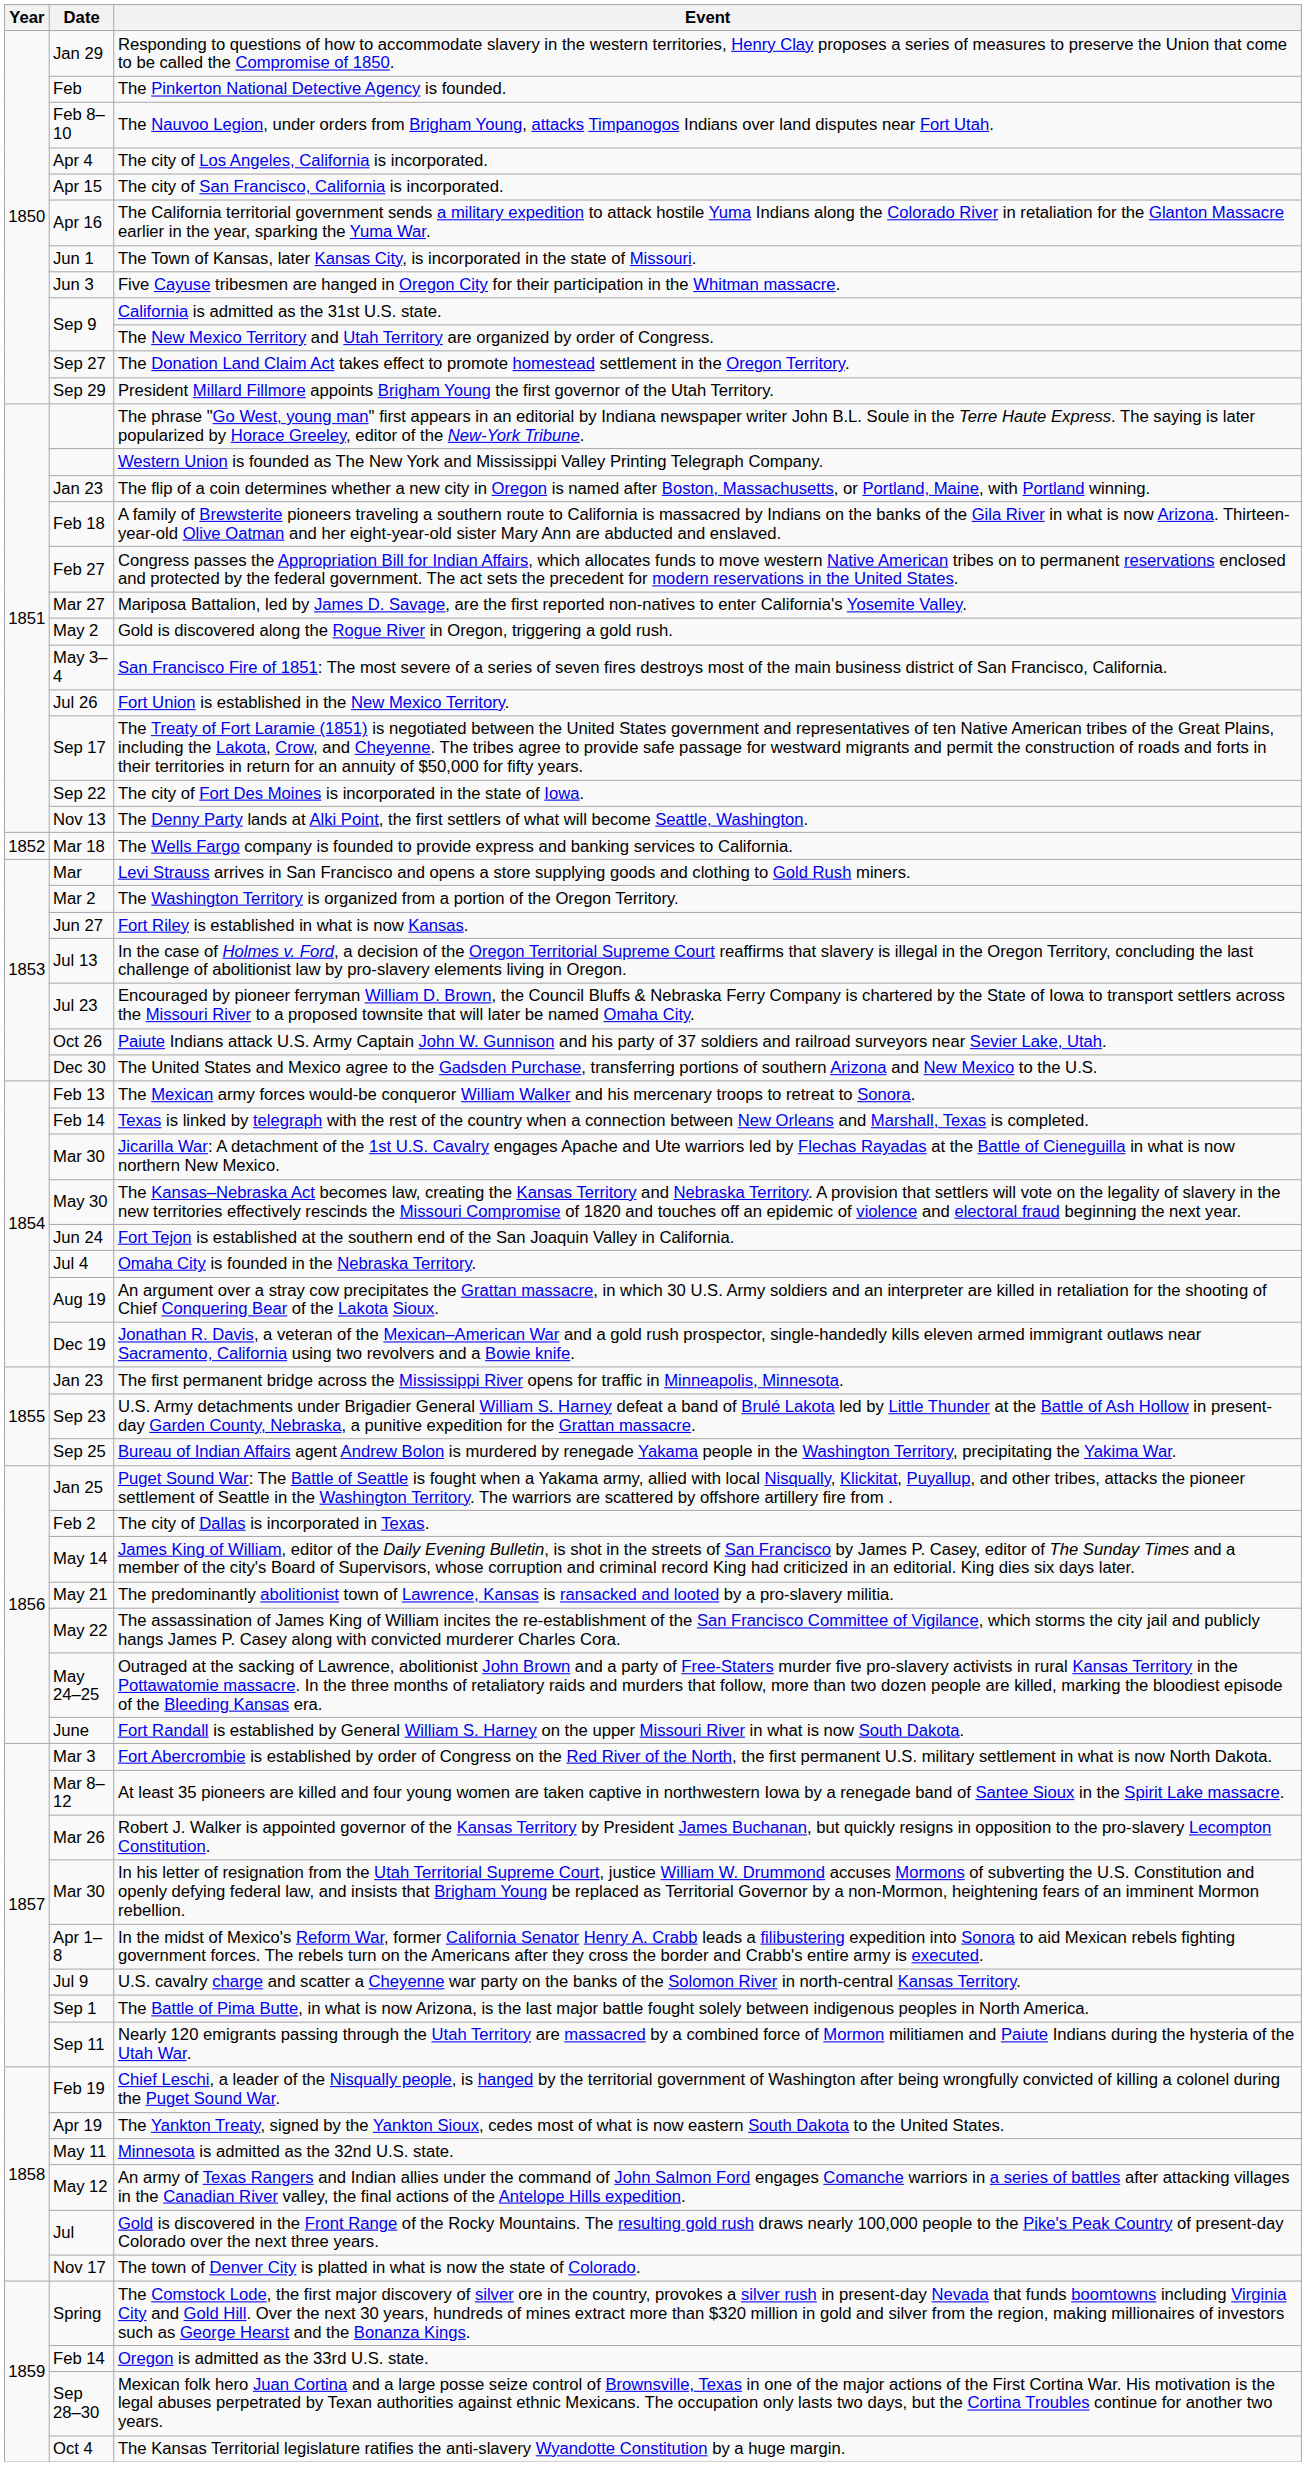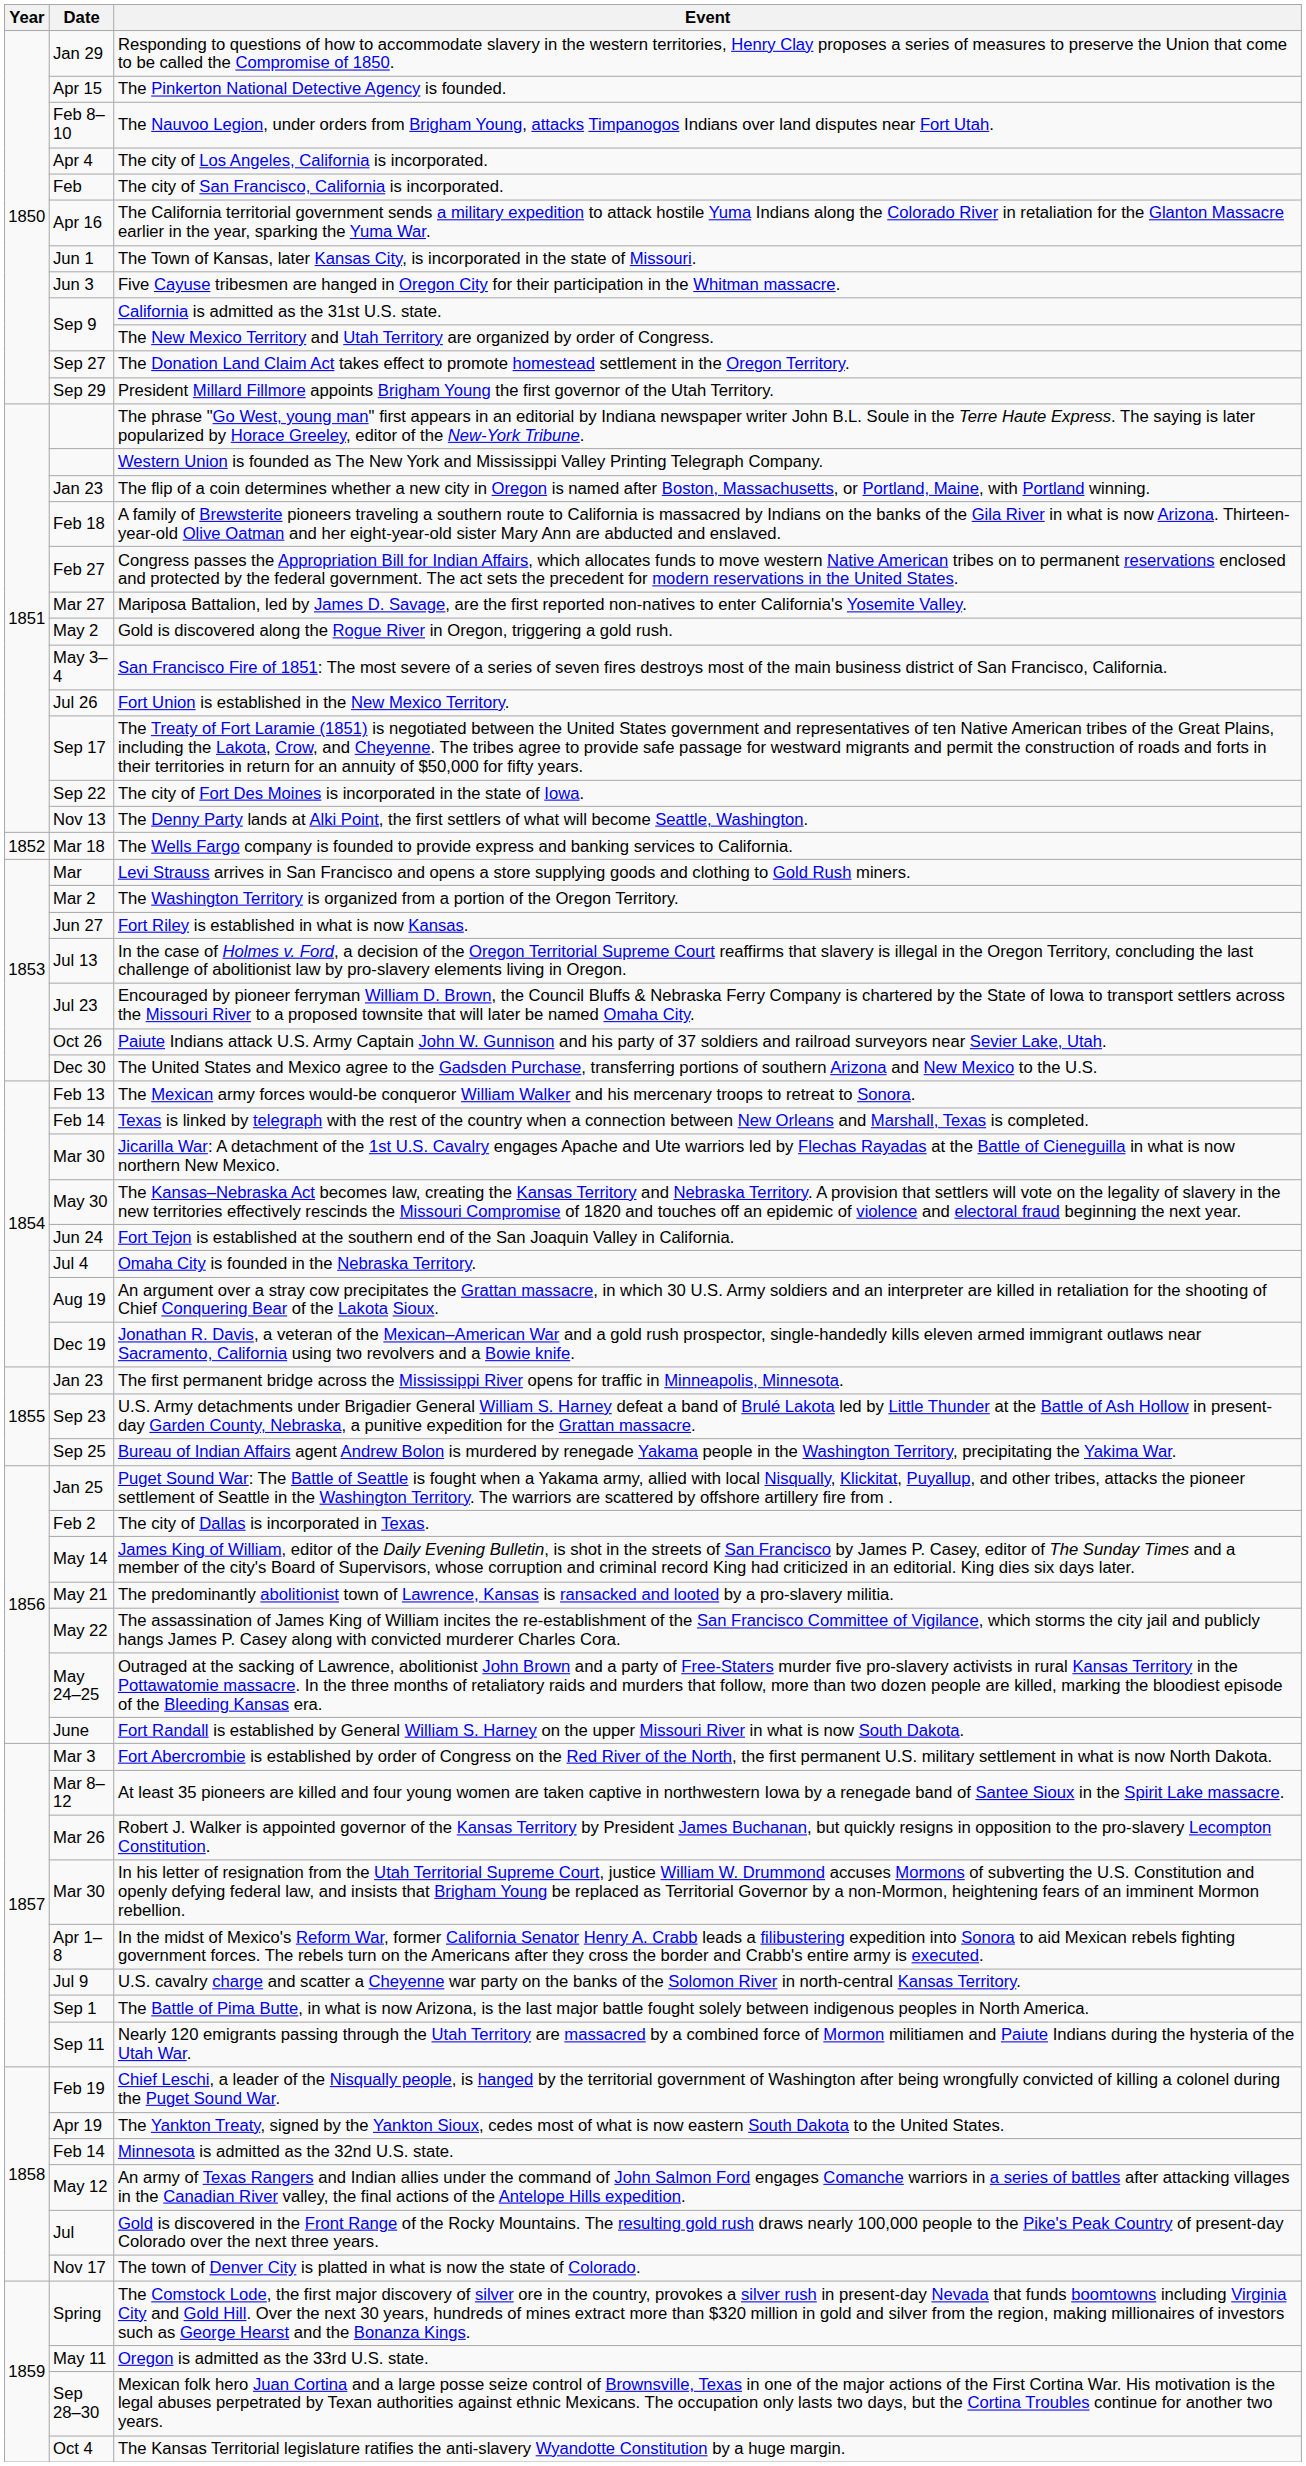(67, 89) Feb -> (78, 89) Apr 15
(78, 187) Apr 15 -> (67, 187) Feb
(80, 2151) May 11 -> (79, 2151) Feb 14
(79, 2358) Feb 14 -> (80, 2358) May 11
